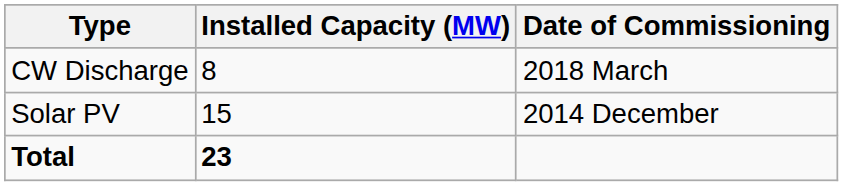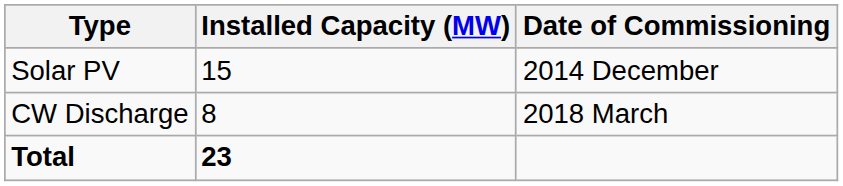rows swapped: (66, 113) <-> (100, 69)
